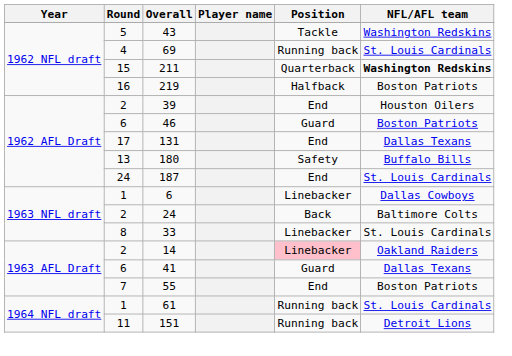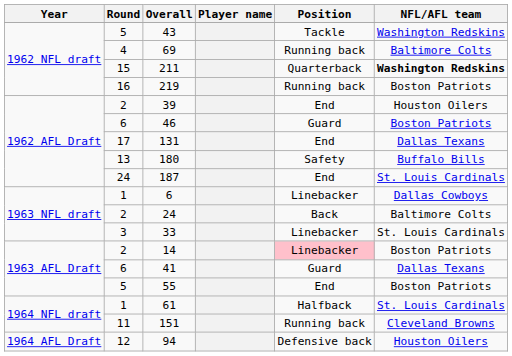(427, 50) St. Louis Cardinals -> (441, 50) Baltimore Colts
(318, 86) Halfback -> (325, 86) Running back
(123, 232) 8 -> (123, 232) 3
(427, 250) Oakland Raiders -> (441, 250) Boston Patriots
(123, 287) 7 -> (123, 287) 5
(318, 305) Running back -> (325, 305) Halfback
(427, 323) Detroit Lions -> (441, 323) Cleveland Browns
+ row: (169, 342)
